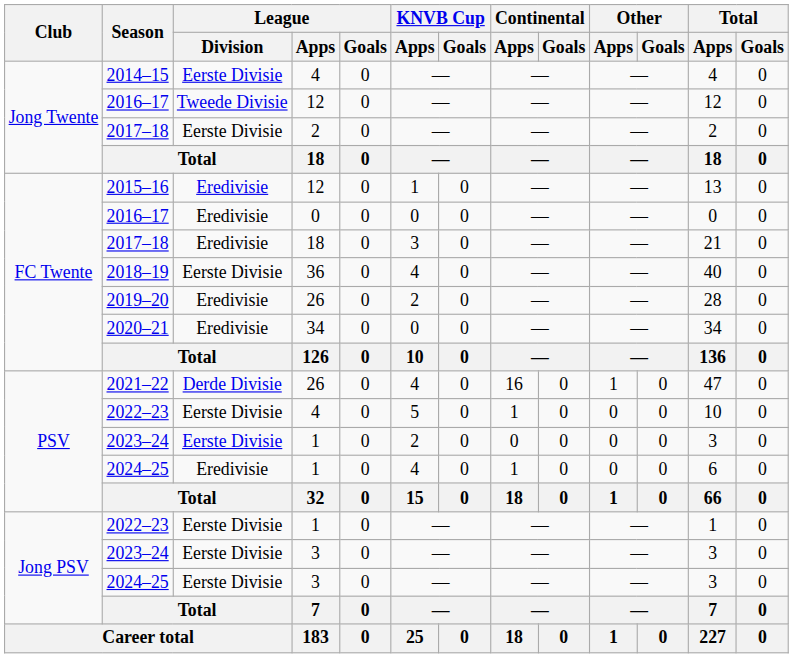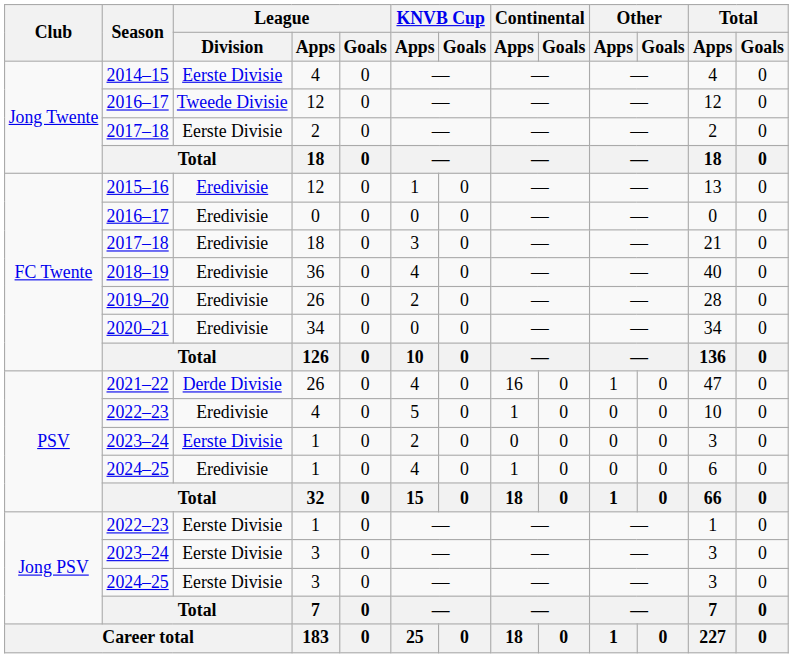(232, 272) Eerste Divisie -> (232, 272) Eredivisie
(232, 412) Eerste Divisie -> (232, 412) Eredivisie
